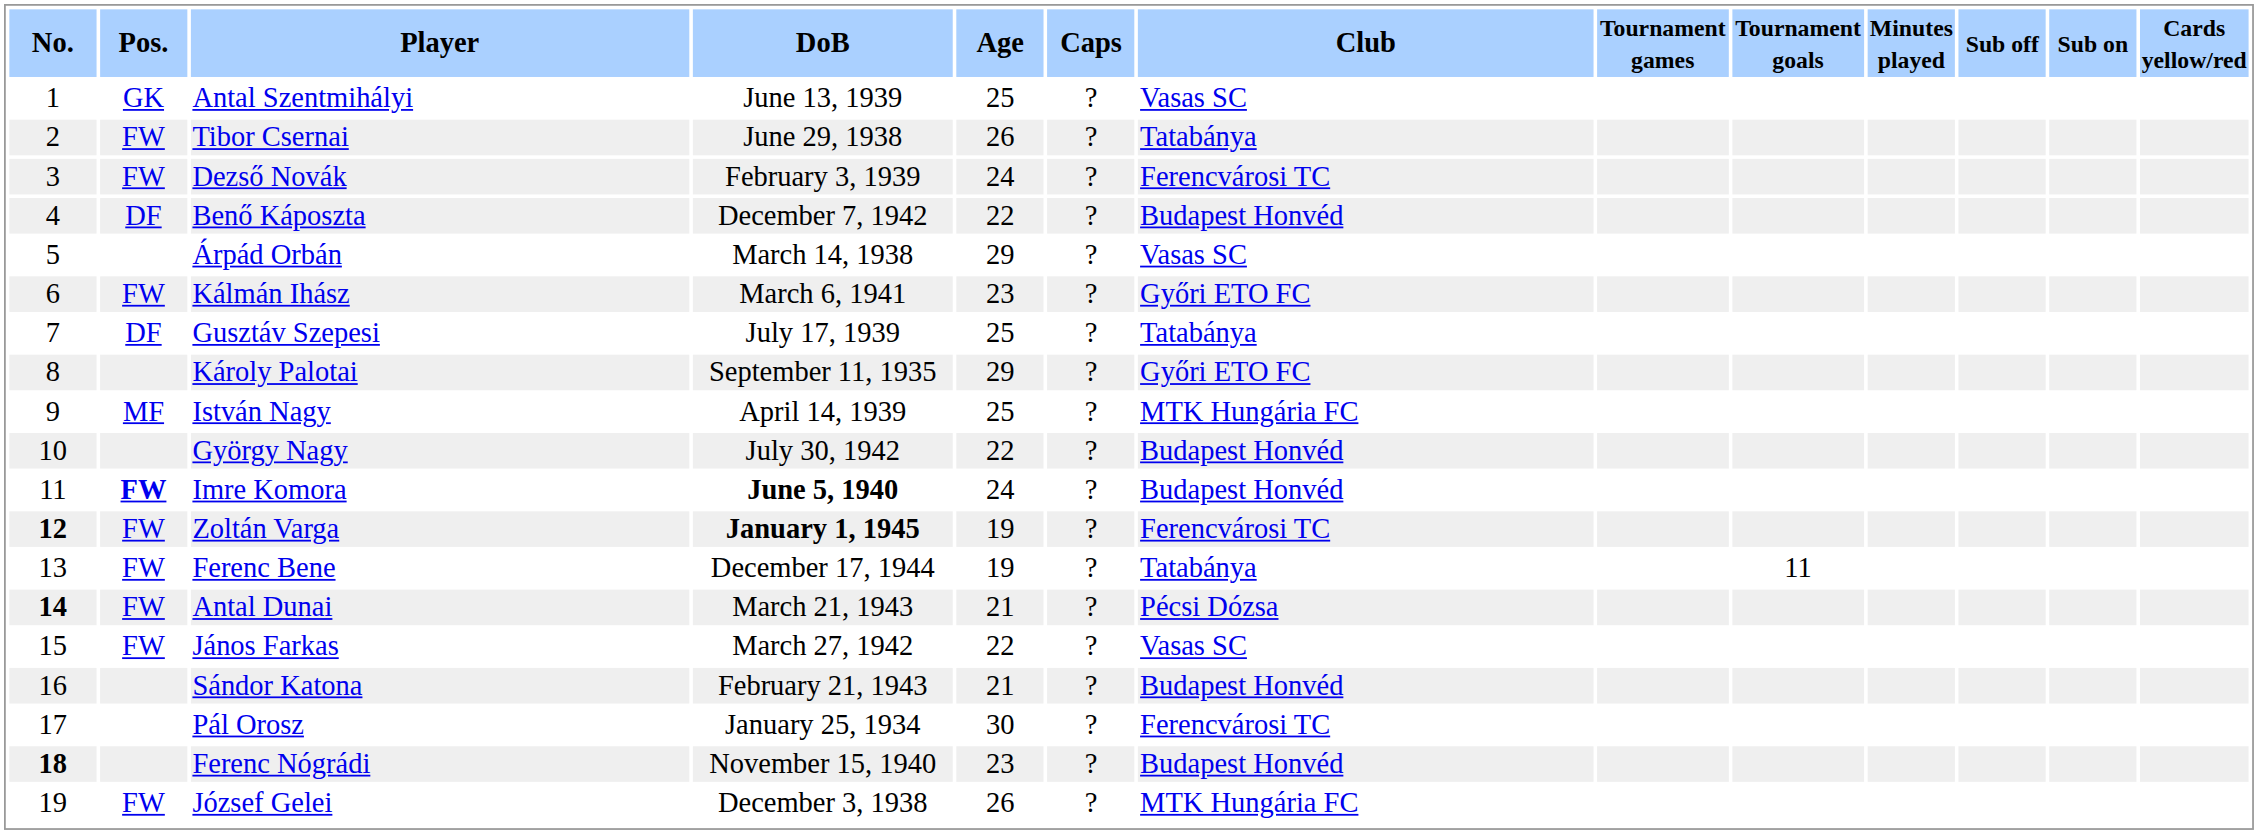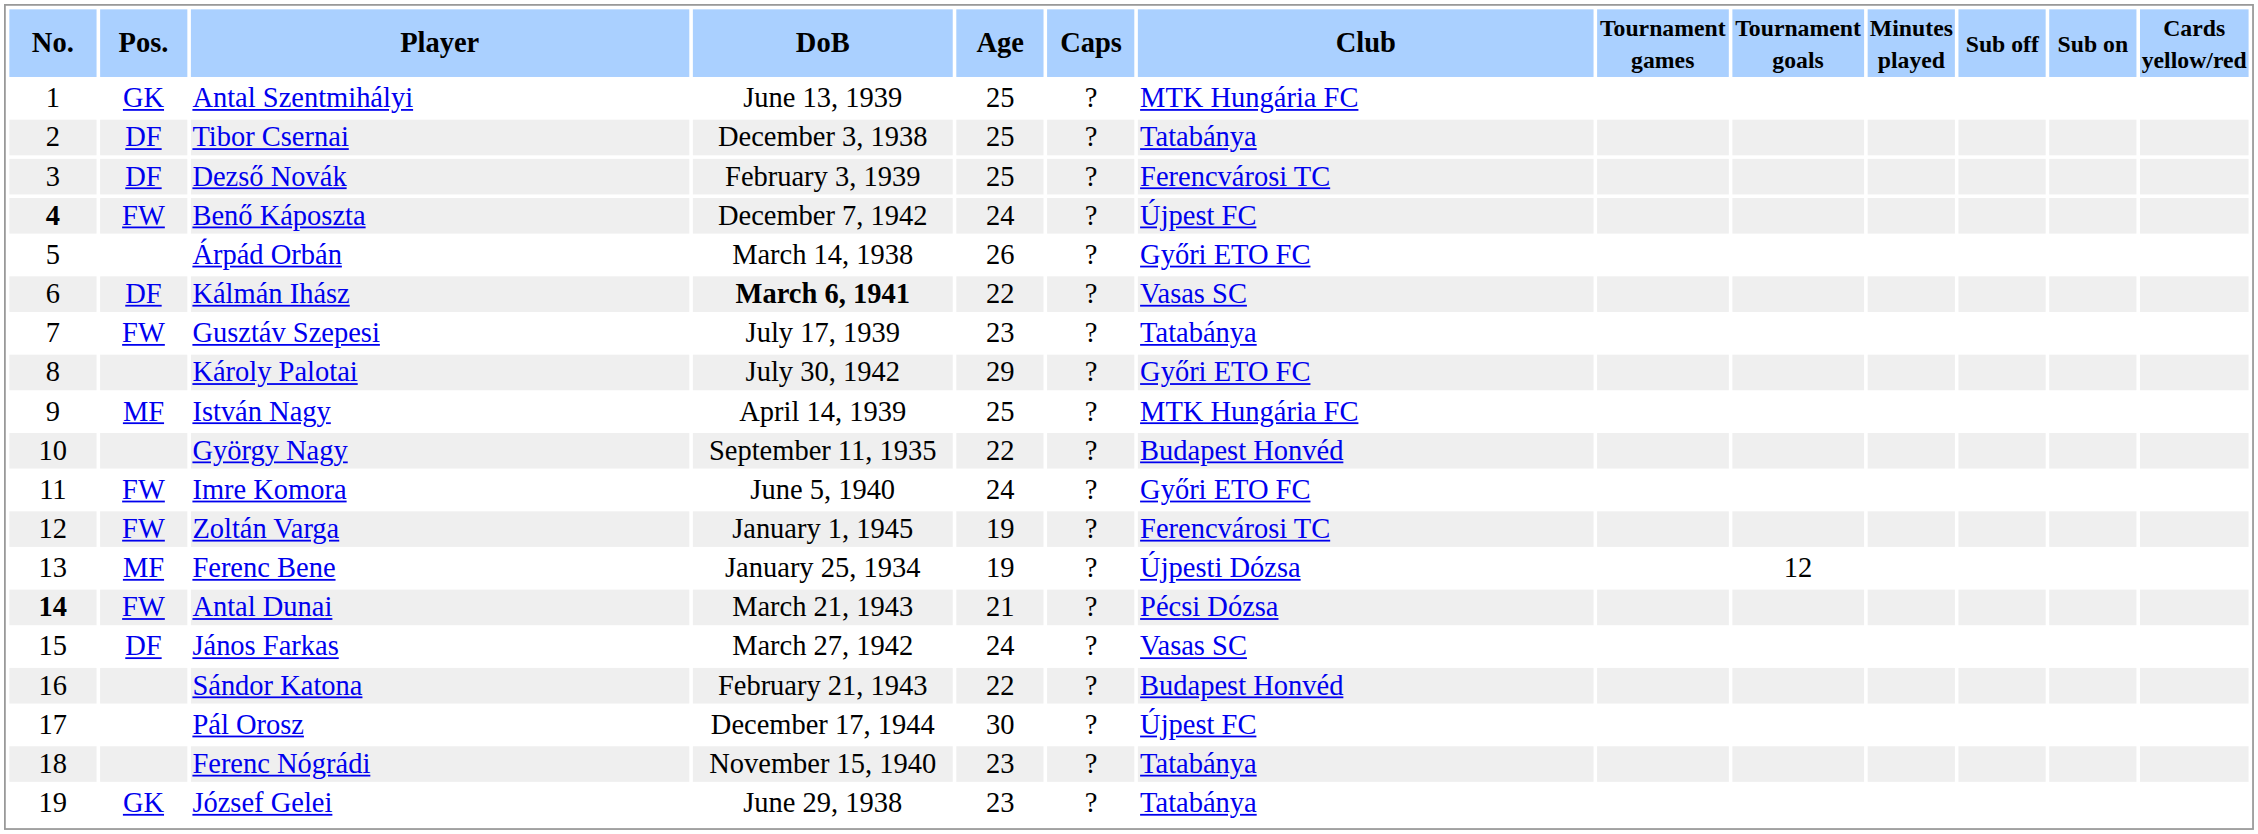(1193, 97) Vasas SC -> (1249, 97) MTK Hungária FC
(143, 137) FW -> (143, 137) DF
(823, 137) June 29, 1938 -> (823, 137) December 3, 1938
(1000, 137) 26 -> (1000, 137) 25
(143, 176) FW -> (143, 176) DF
(1000, 176) 24 -> (1000, 176) 25
(53, 215) normal -> (53, 215) bold
(143, 215) DF -> (143, 215) FW
(1000, 215) 22 -> (1000, 215) 24
(1242, 215) Budapest Honvéd -> (1198, 215) Újpest FC
(1000, 254) 29 -> (1000, 254) 26
(1193, 254) Vasas SC -> (1225, 254) Győri ETO FC
(143, 293) FW -> (143, 293) DF
(823, 293) normal -> (823, 293) bold
(1000, 293) 23 -> (1000, 293) 22
(1225, 293) Győri ETO FC -> (1193, 293) Vasas SC
(143, 332) DF -> (143, 332) FW
(1000, 332) 25 -> (1000, 332) 23
(823, 372) September 11, 1935 -> (823, 372) July 30, 1942
(823, 450) July 30, 1942 -> (823, 450) September 11, 1935
(143, 489) bold -> (143, 489) normal
(823, 489) bold -> (823, 489) normal
(1242, 489) Budapest Honvéd -> (1225, 489) Győri ETO FC
(53, 528) bold -> (53, 528) normal
(823, 528) bold -> (823, 528) normal
(143, 567) FW -> (143, 567) MF
(823, 567) December 17, 1944 -> (823, 567) January 25, 1934
(1198, 567) Tatabánya -> (1220, 567) Újpesti Dózsa
(1798, 567) 11 -> (1798, 567) 12
(143, 646) FW -> (143, 646) DF
(1000, 646) 22 -> (1000, 646) 24
(1000, 685) 21 -> (1000, 685) 22
(823, 724) January 25, 1934 -> (823, 724) December 17, 1944
(1235, 724) Ferencvárosi TC -> (1198, 724) Újpest FC
(53, 763) bold -> (53, 763) normal
(1242, 763) Budapest Honvéd -> (1198, 763) Tatabánya
(143, 802) FW -> (143, 802) GK
(823, 802) December 3, 1938 -> (823, 802) June 29, 1938
(1000, 802) 26 -> (1000, 802) 23
(1249, 802) MTK Hungária FC -> (1198, 802) Tatabánya
